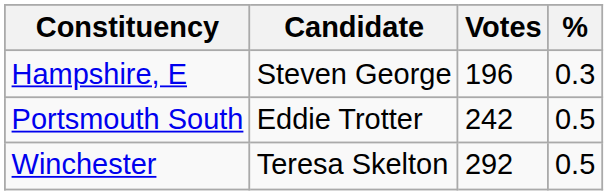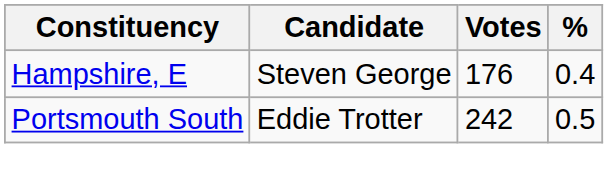(489, 73) 196 -> (489, 73) 176
(575, 73) 0.3 -> (575, 73) 0.4
- row: (84, 165)
